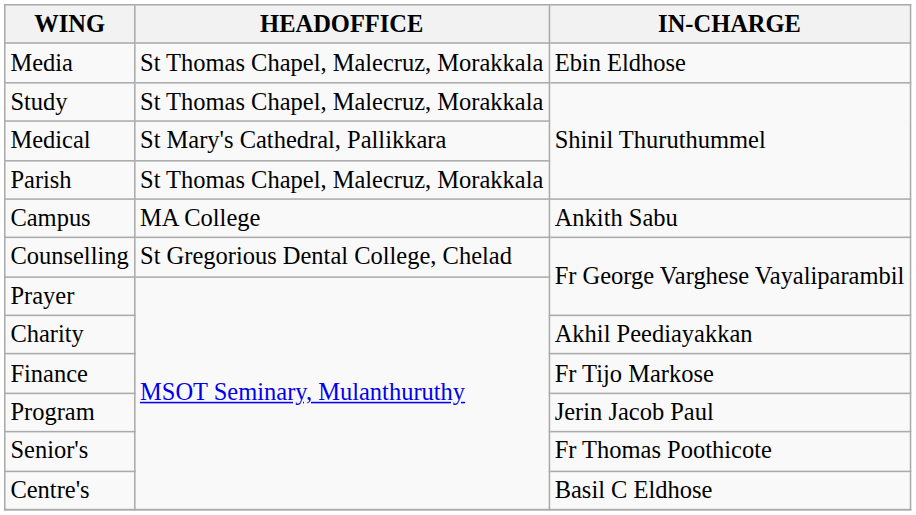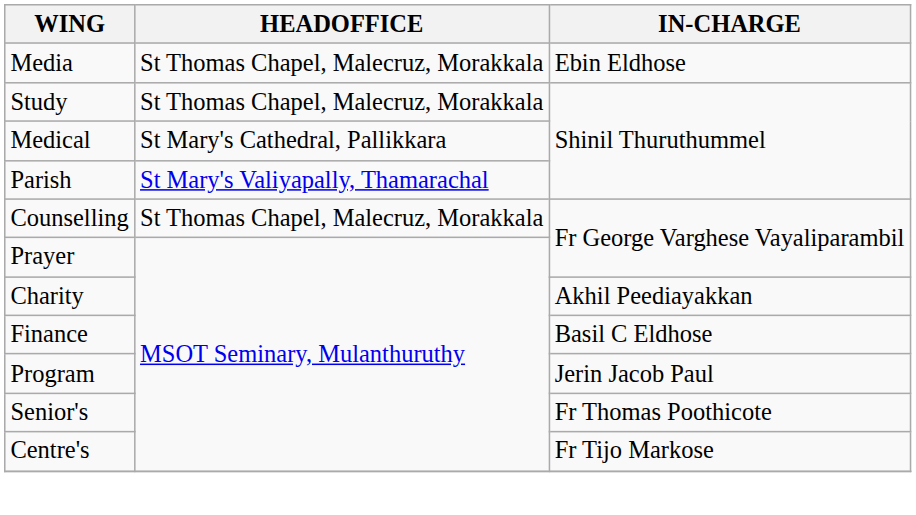(342, 179) St Thomas Chapel, Malecruz, Morakkala -> (314, 179) St Mary's Valiyapally, Thamarachal
- row: (51, 218)
(326, 256) St Gregorious Dental College, Chelad -> (342, 218) St Thomas Chapel, Malecruz, Morakkala
(634, 373) Fr Tijo Markose -> (634, 334) Basil C Eldhose
(634, 489) Basil C Eldhose -> (634, 450) Fr Tijo Markose
